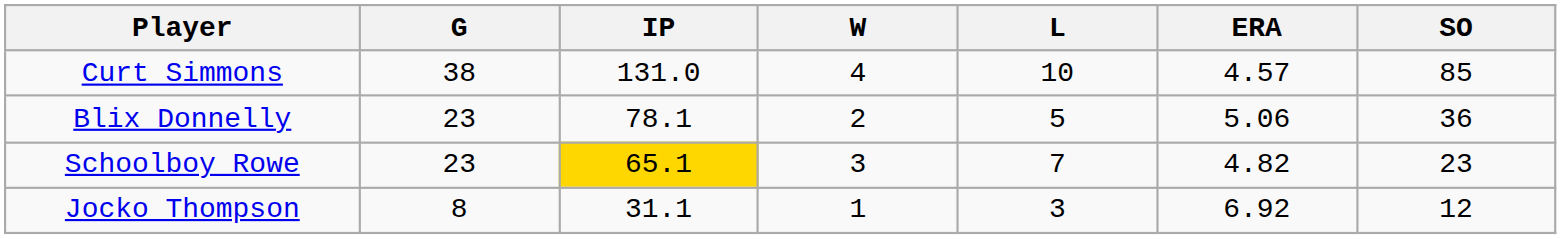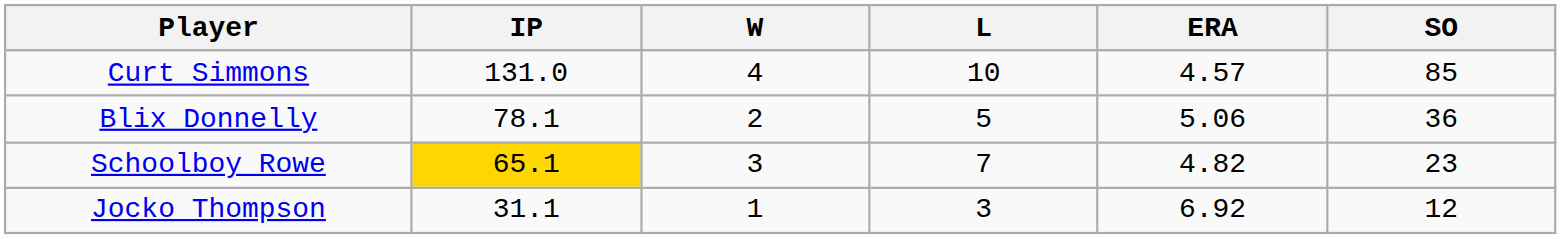- column: (459, 28)
